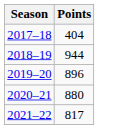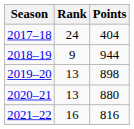+ column: (72, 14)
(74, 74) 896 -> (110, 74) 898
(74, 114) 817 -> (110, 114) 816
